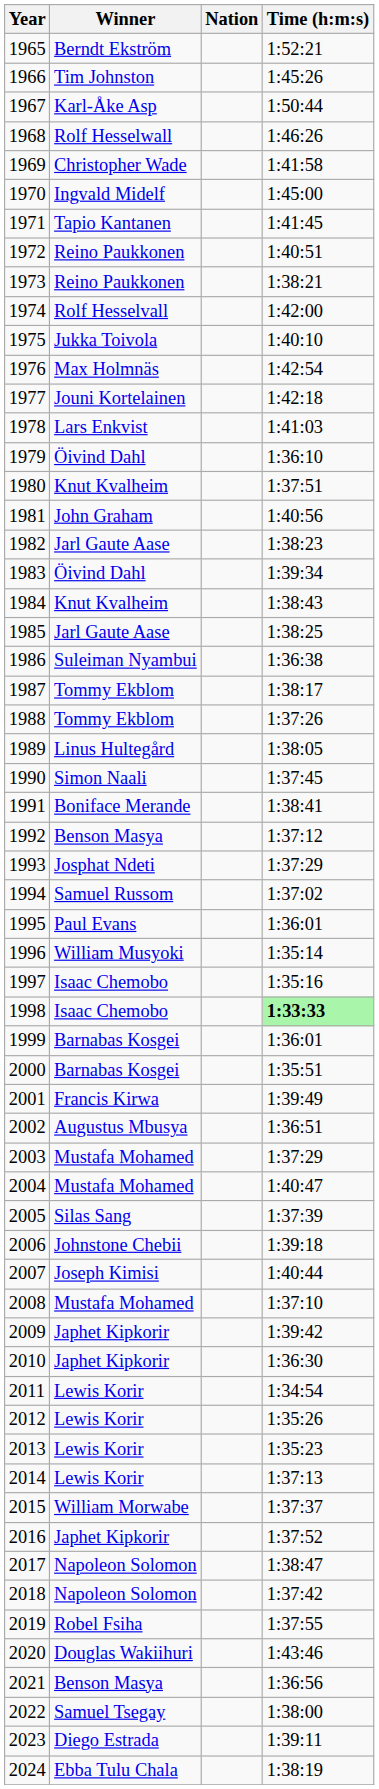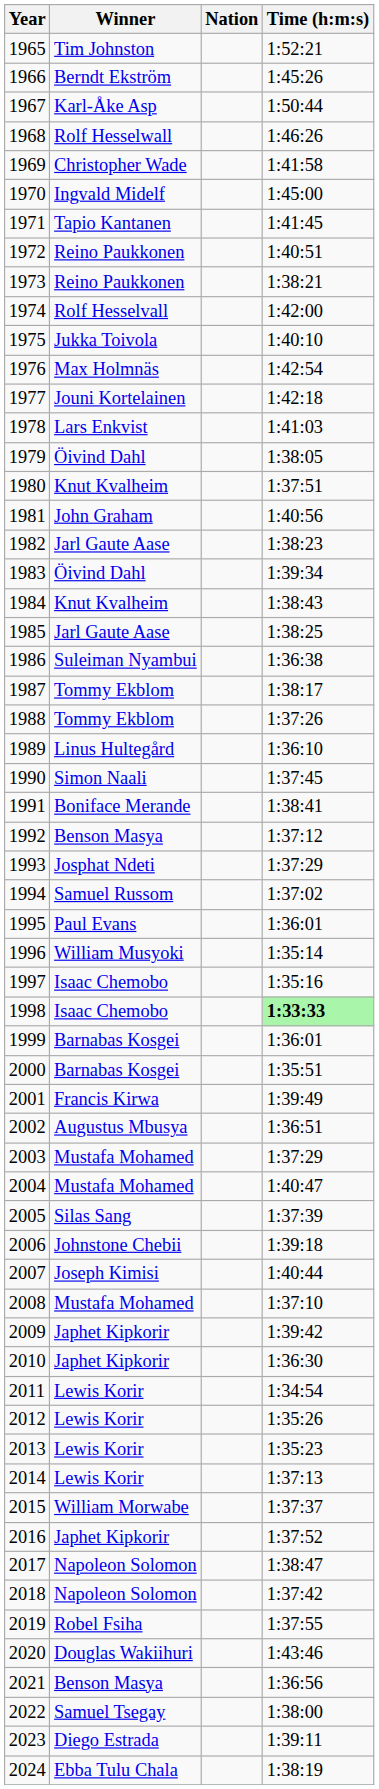(113, 48) Berndt Ekström -> (104, 48) Tim Johnston
(104, 77) Tim Johnston -> (113, 77) Berndt Ekström
(295, 456) 1:36:10 -> (295, 456) 1:38:05
(295, 748) 1:38:05 -> (295, 748) 1:36:10
